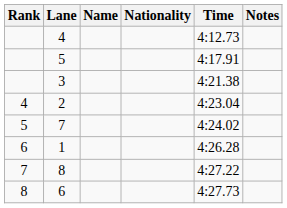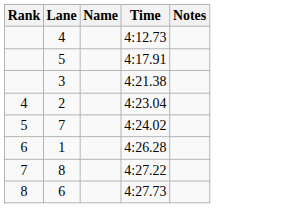- column: (158, 15)
